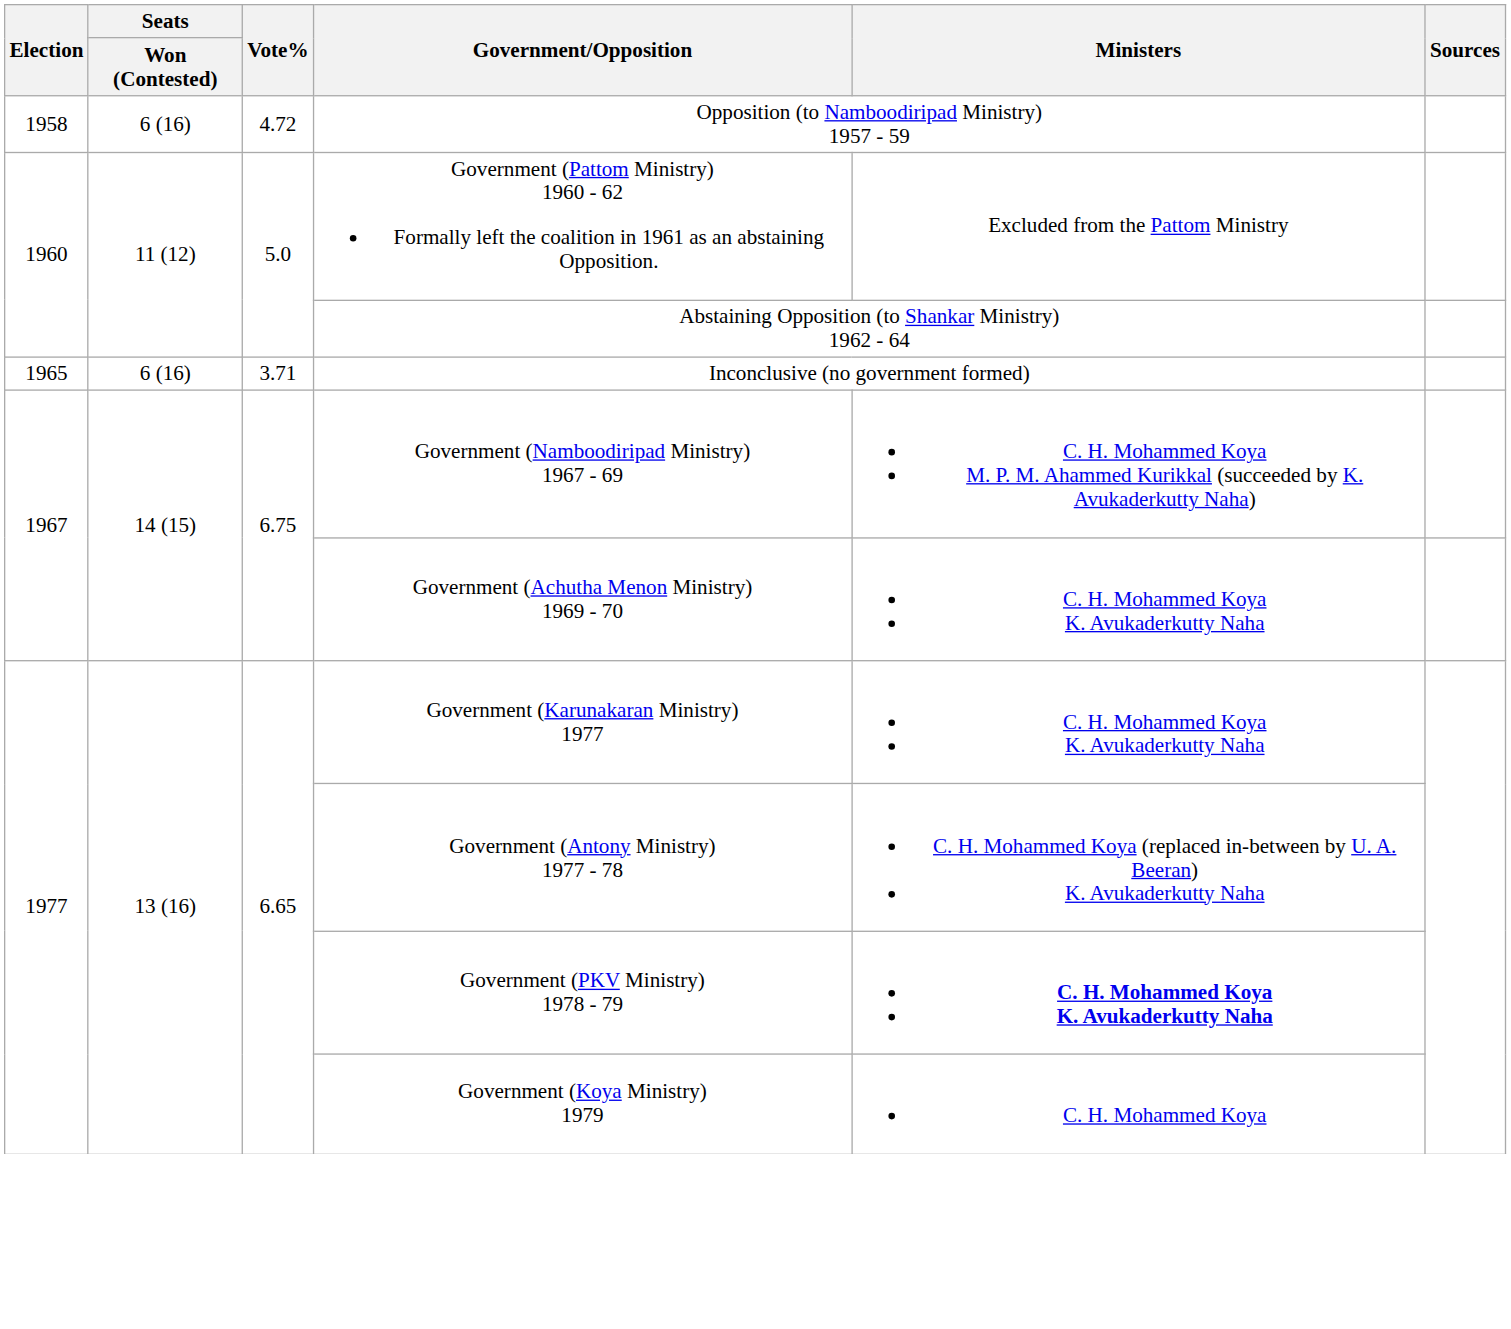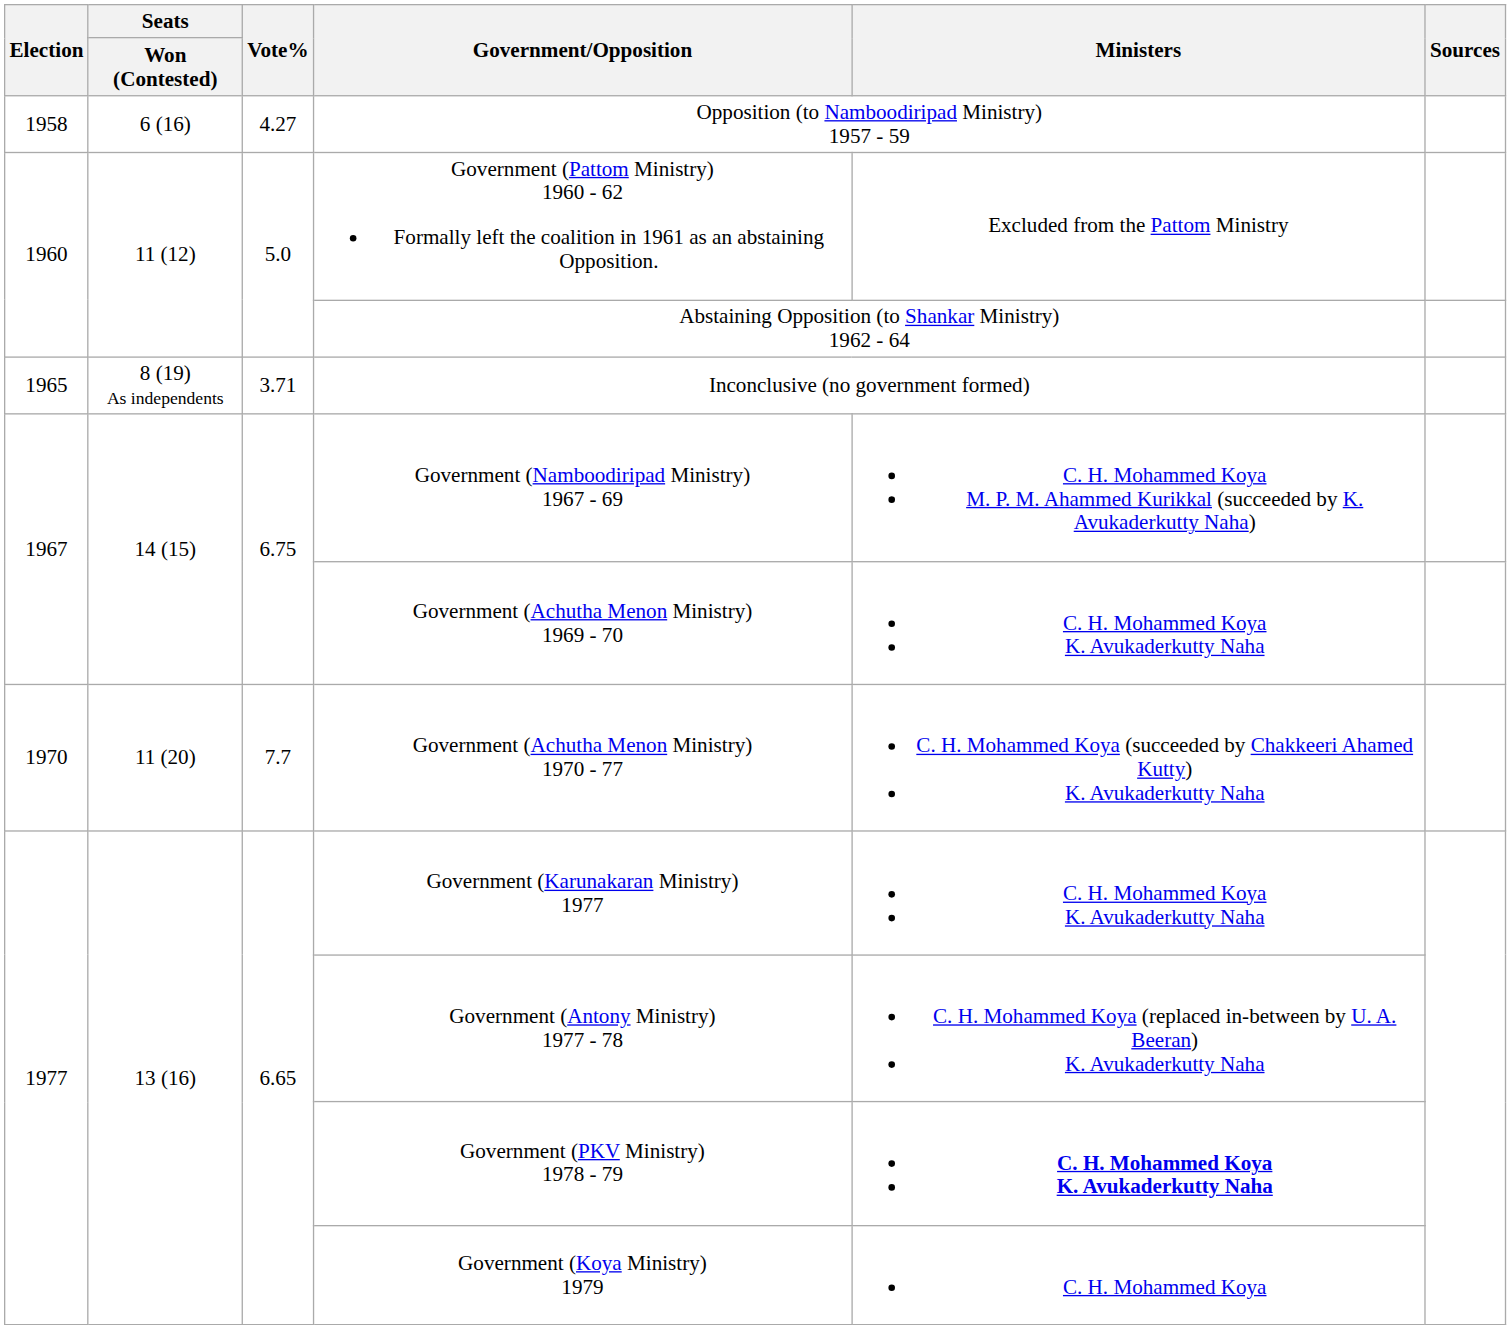(278, 123) 4.72 -> (278, 123) 4.27
(165, 373) 6 (16) -> (165, 385) 8 (19) As independents
+ row: (582, 757)
